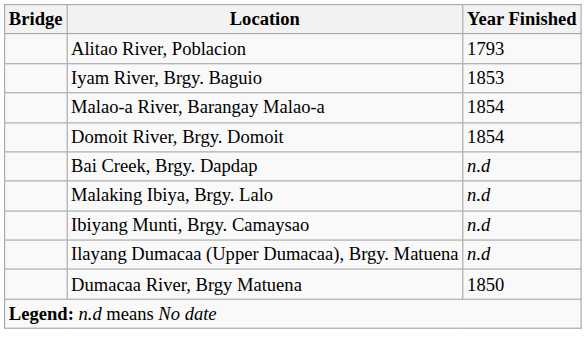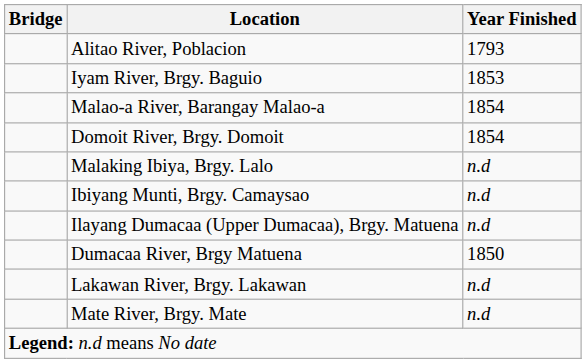- row: (164, 166)
+ row: (189, 284)
+ row: (159, 313)
